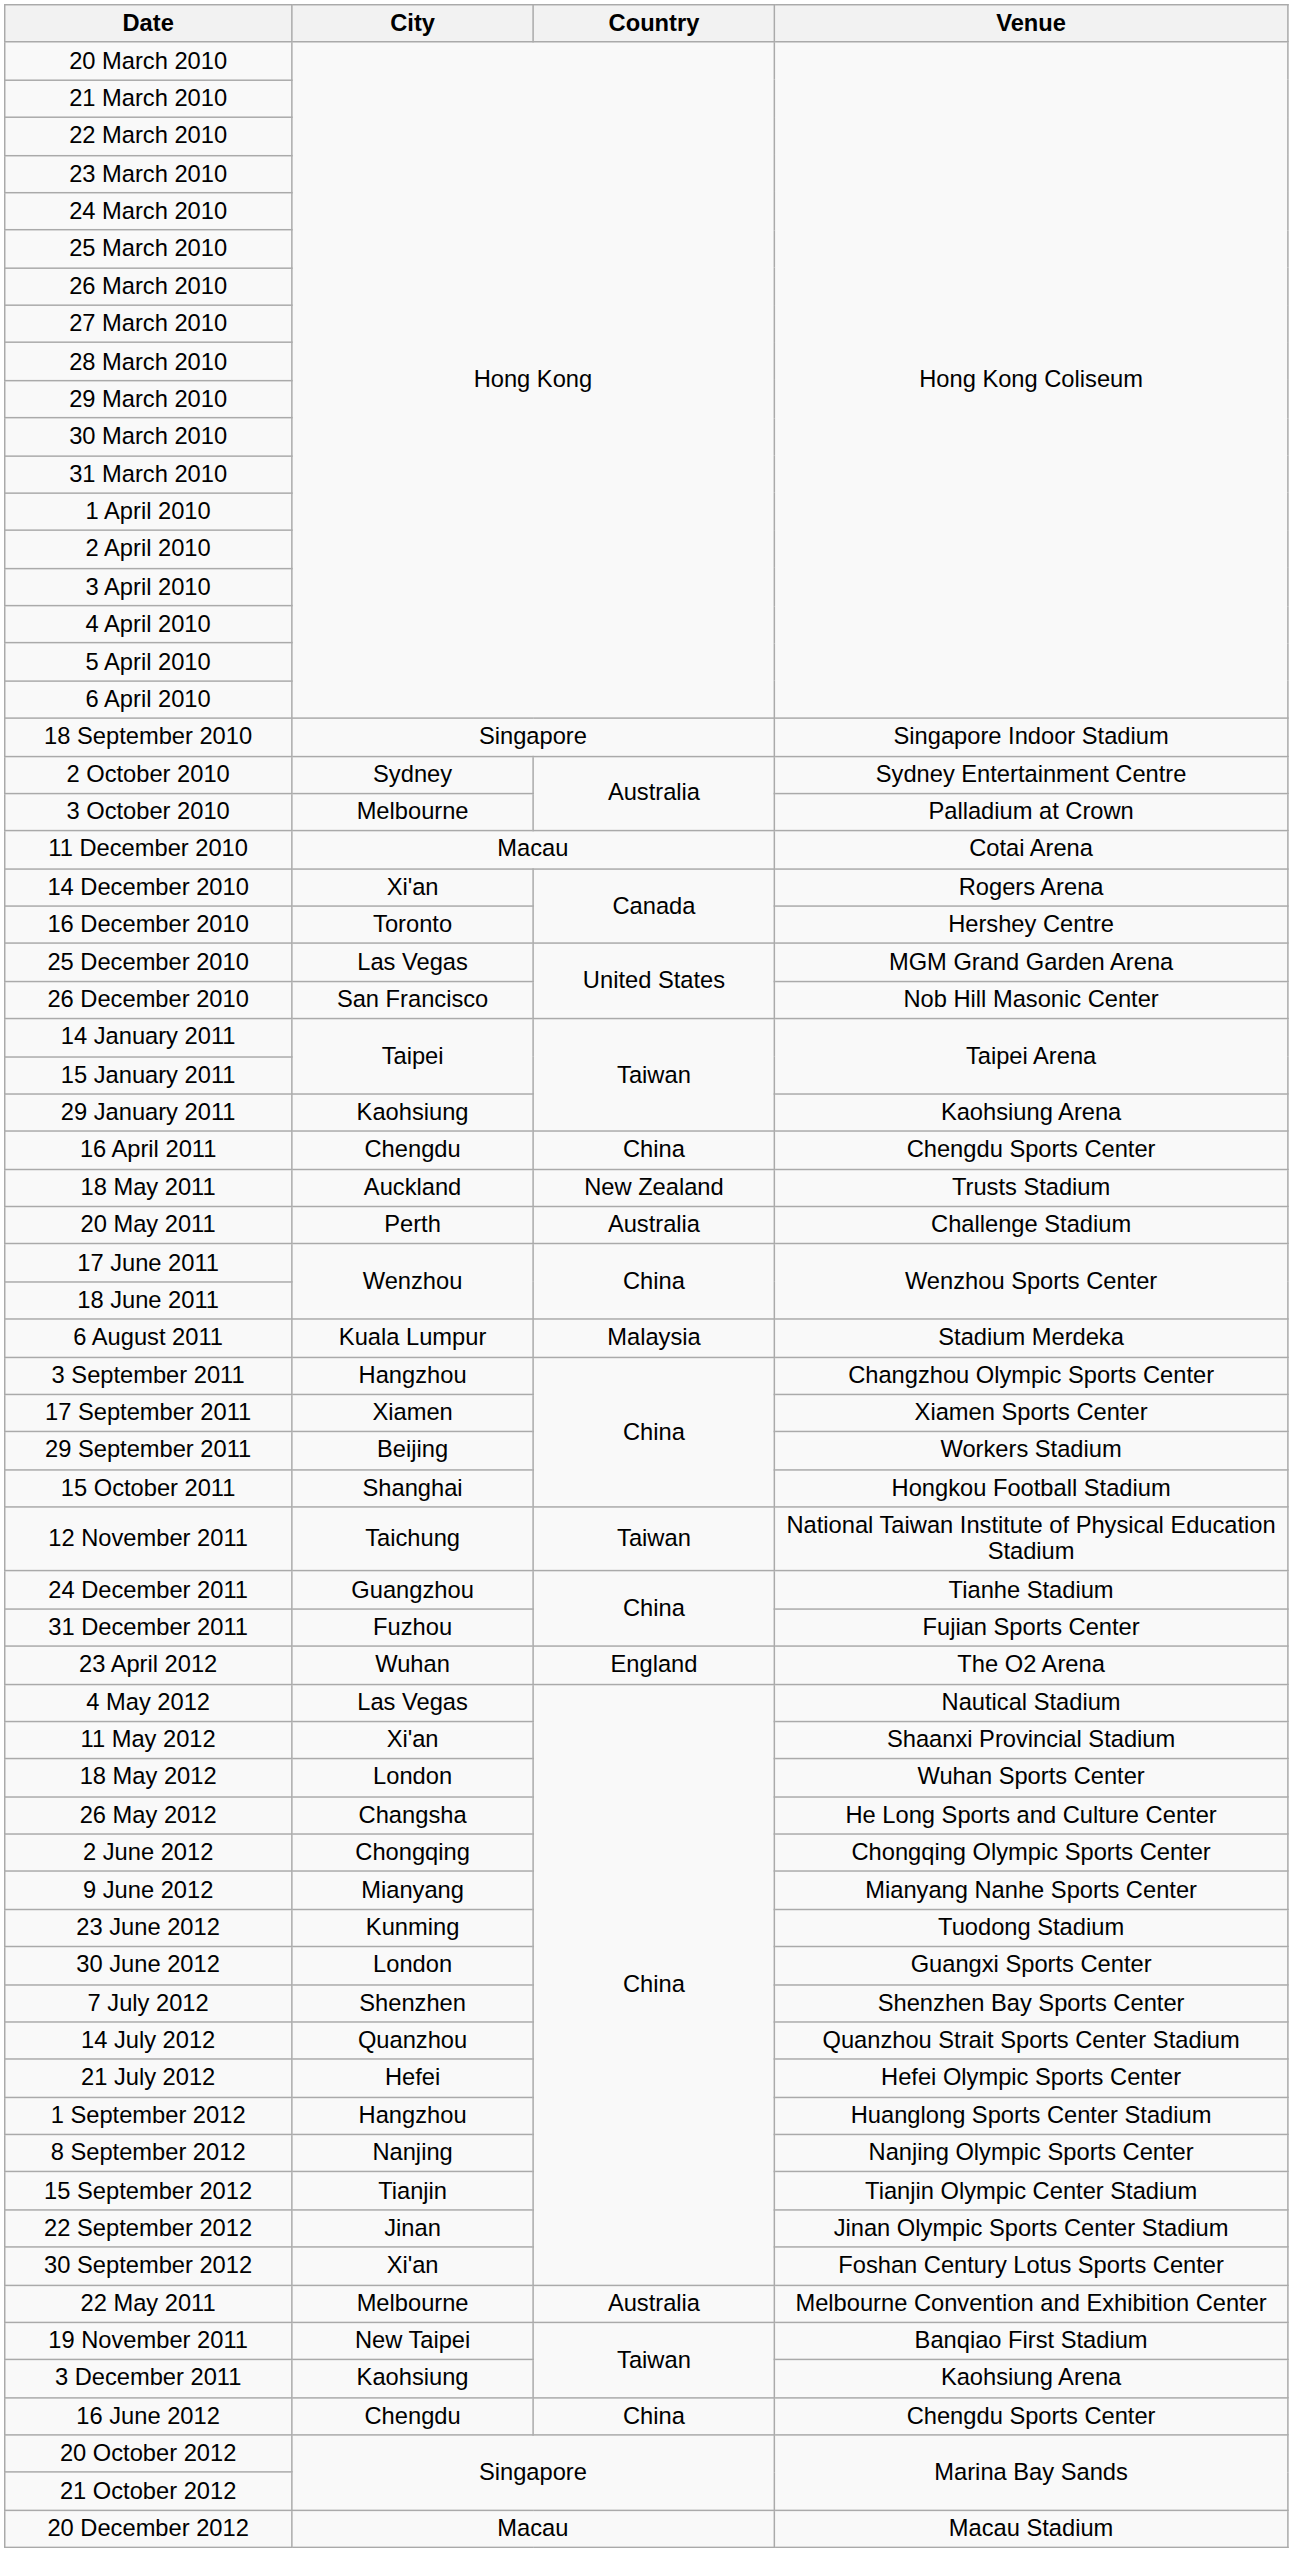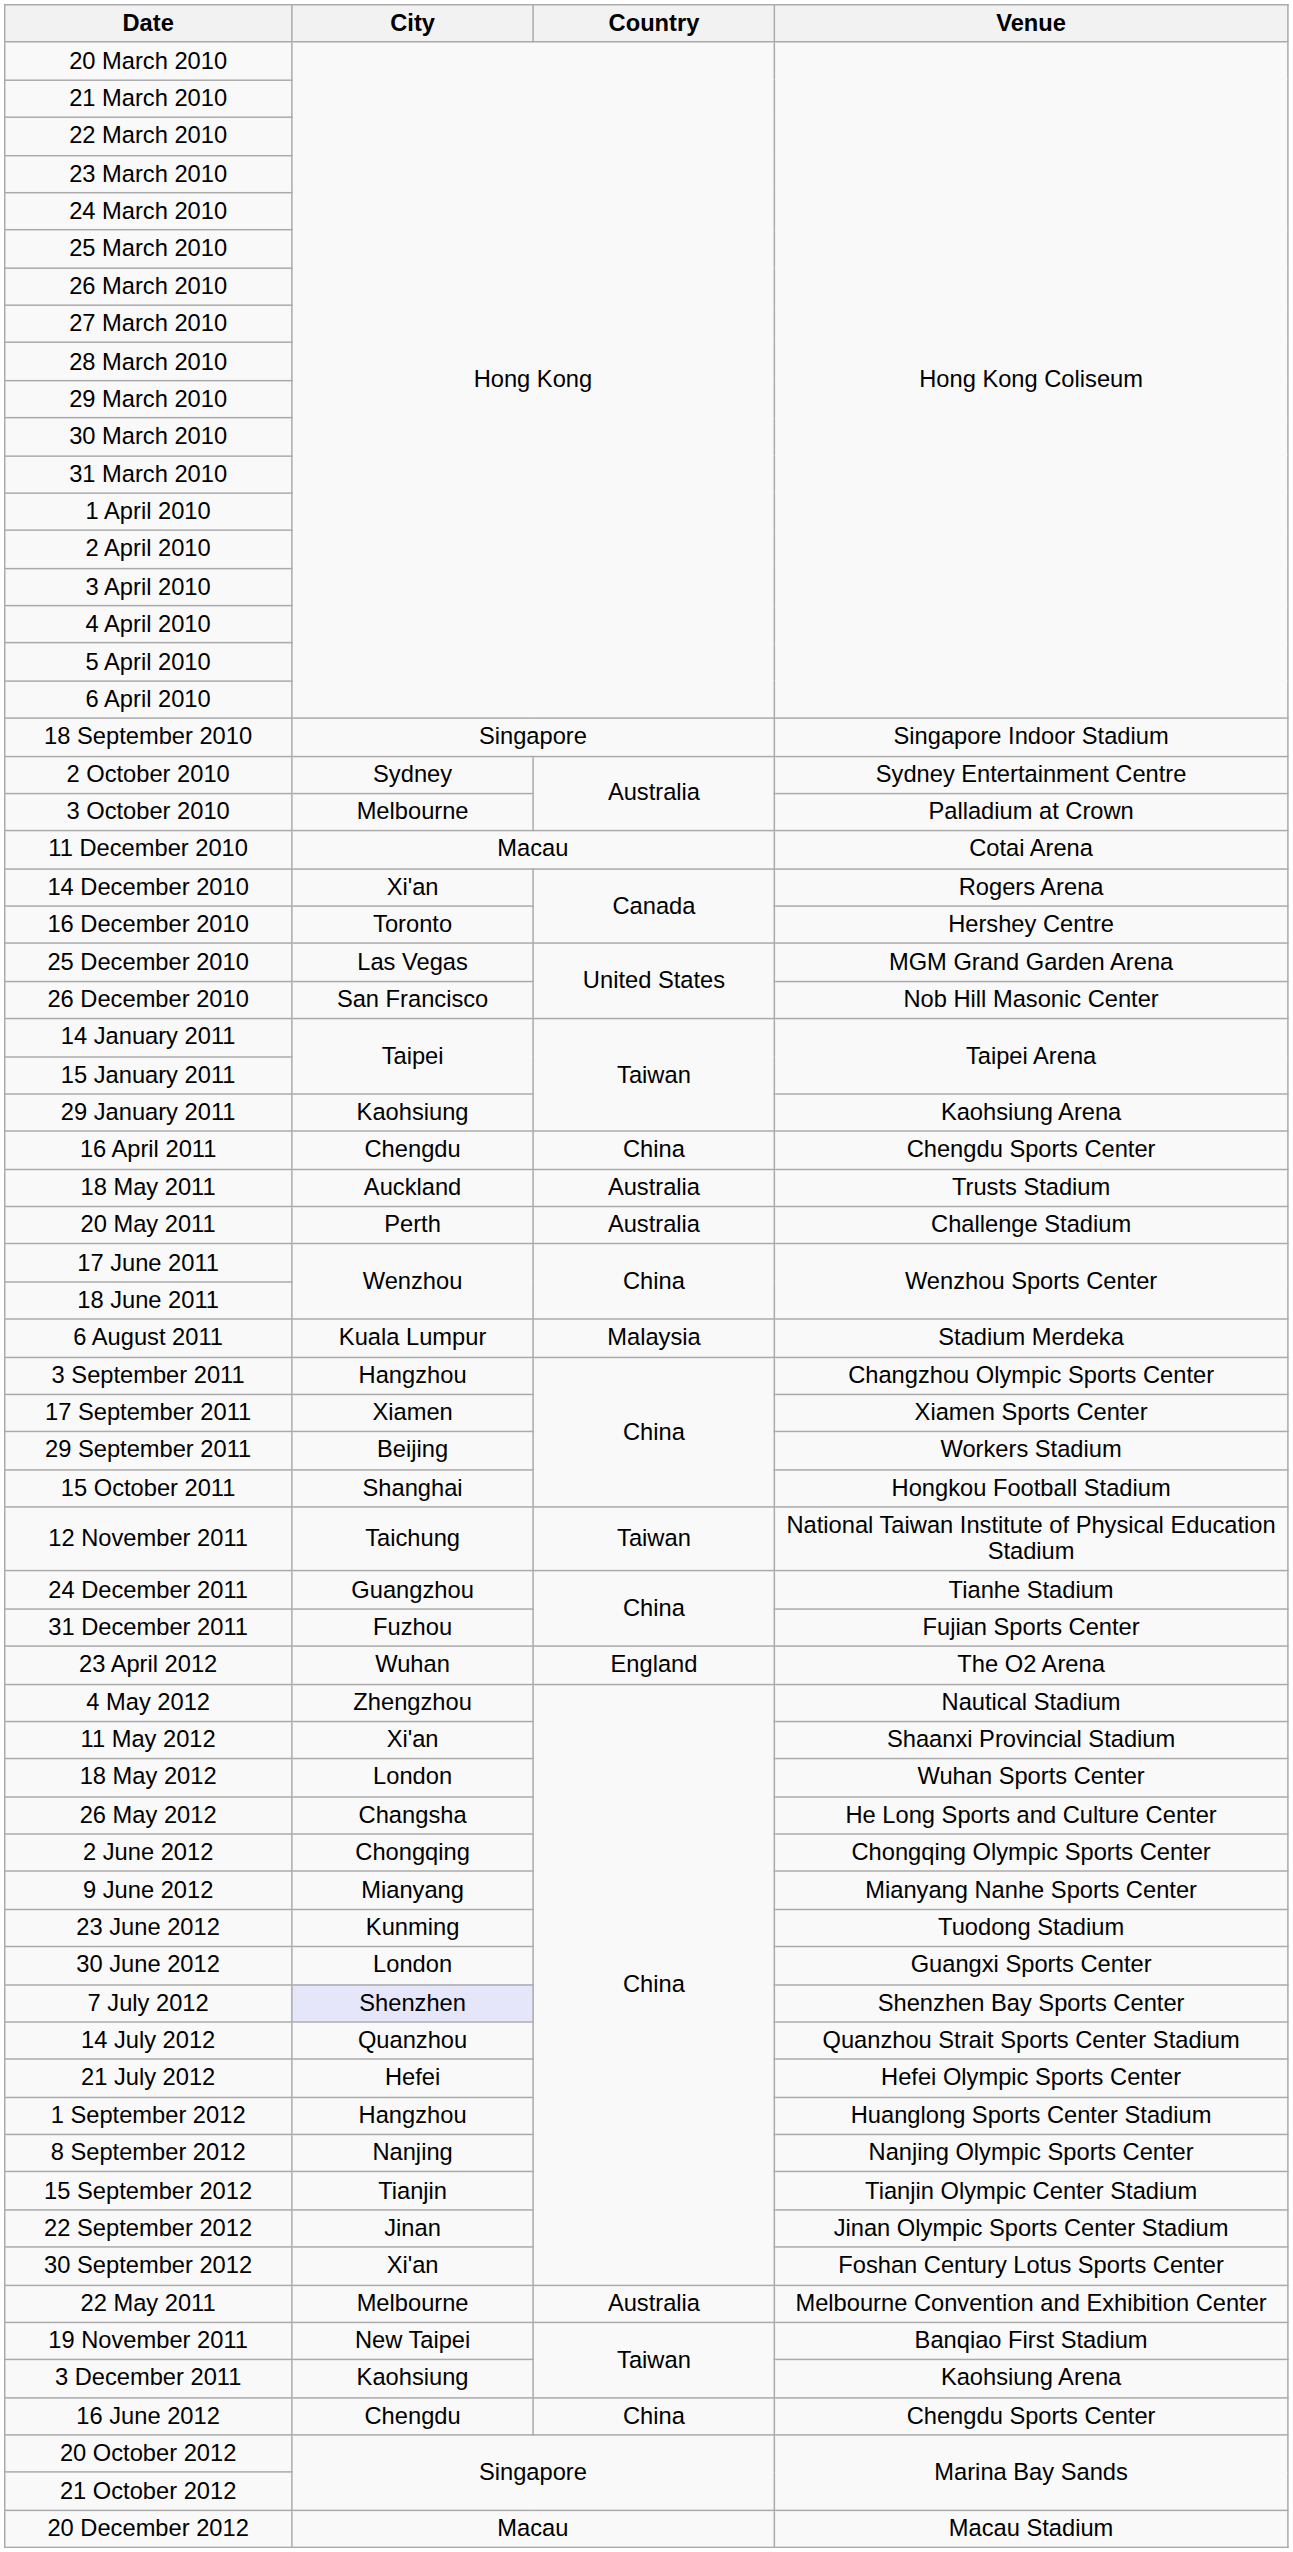(654, 1187) New Zealand -> (654, 1187) Australia
(413, 1702) Las Vegas -> (413, 1702) Zhengzhou
(413, 2002) no background -> (413, 2002) lavender background
